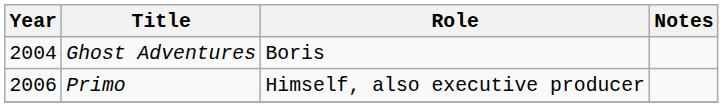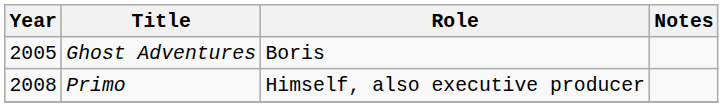(33, 53) 2004 -> (33, 53) 2005
(33, 85) 2006 -> (33, 85) 2008
